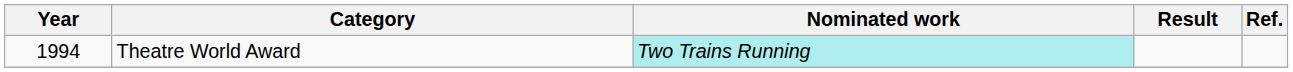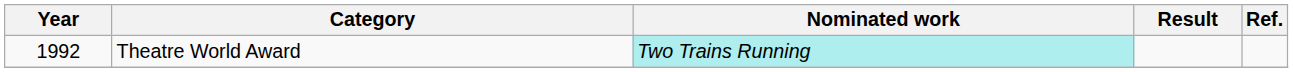(58, 51) 1994 -> (58, 51) 1992
